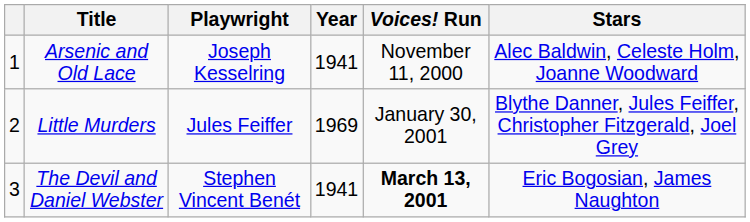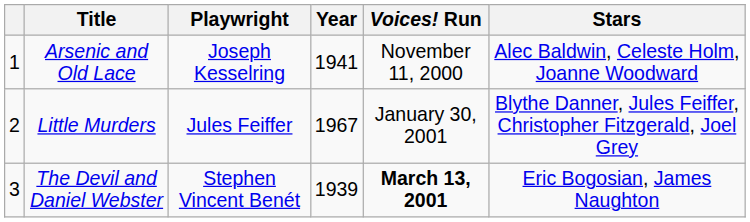(337, 125) 1969 -> (337, 125) 1967
(337, 189) 1941 -> (337, 189) 1939
